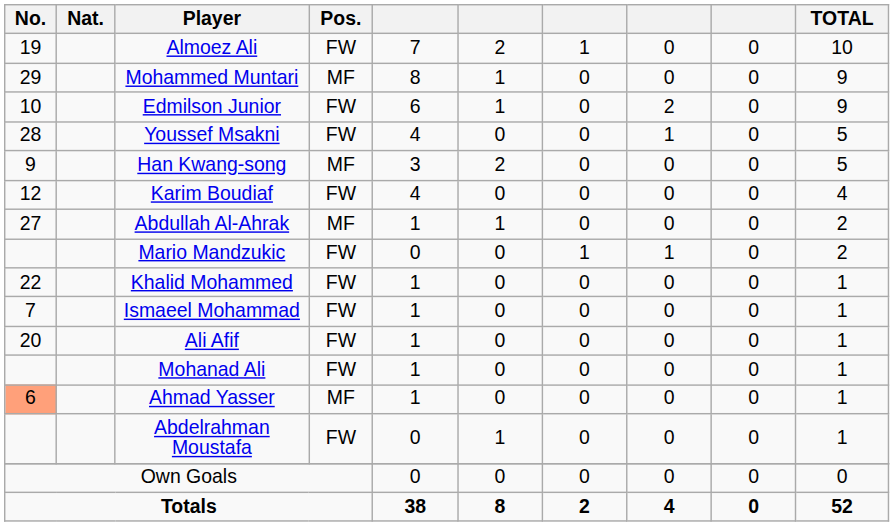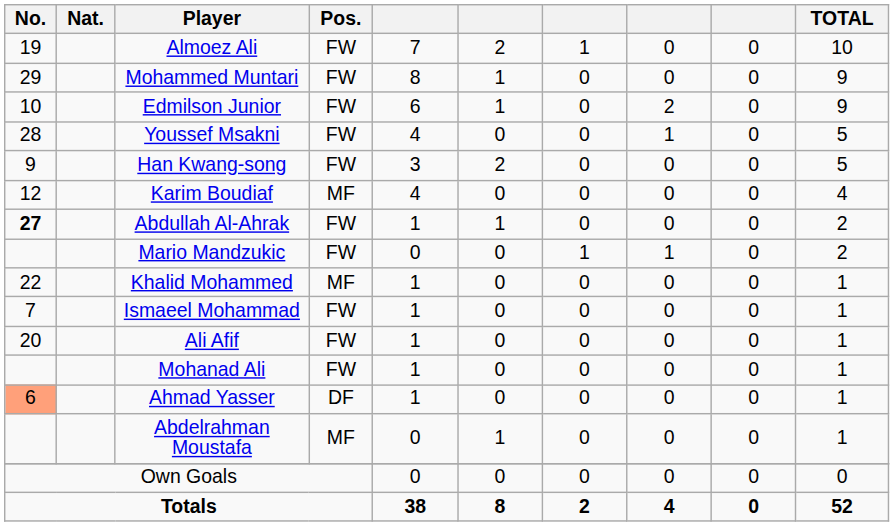(341, 77) MF -> (341, 77) FW
(341, 164) MF -> (341, 164) FW
(341, 194) FW -> (341, 194) MF
(31, 223) normal -> (31, 223) bold
(341, 223) MF -> (341, 223) FW
(341, 281) FW -> (341, 281) MF
(341, 398) MF -> (341, 398) DF
(341, 437) FW -> (341, 437) MF
